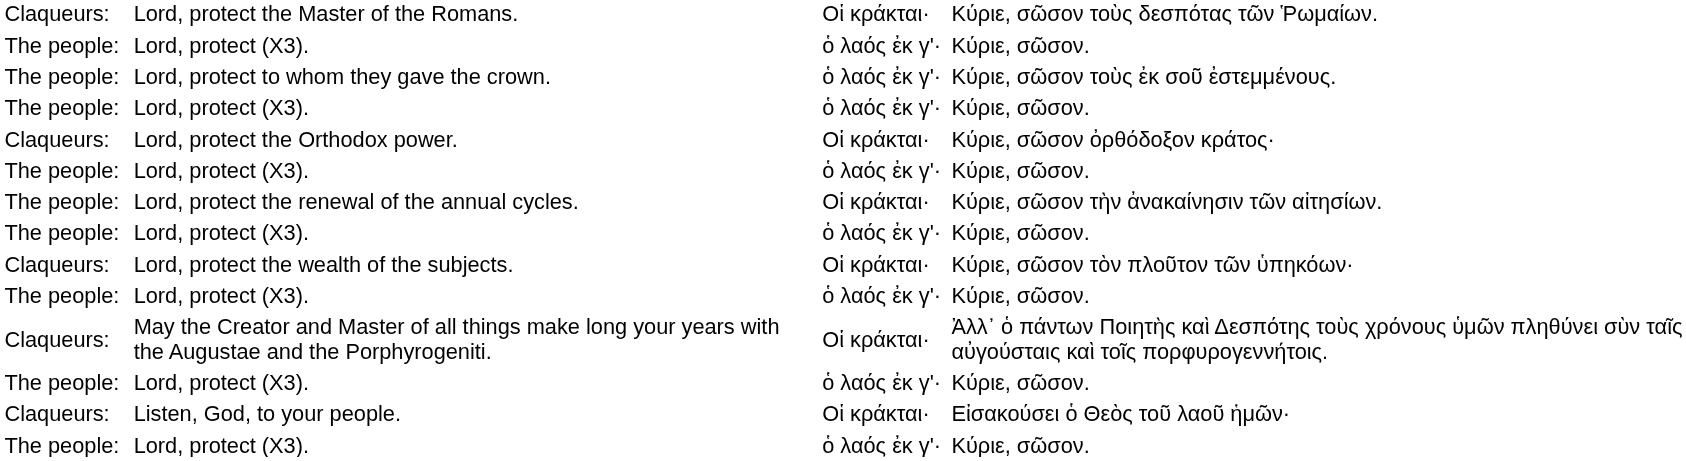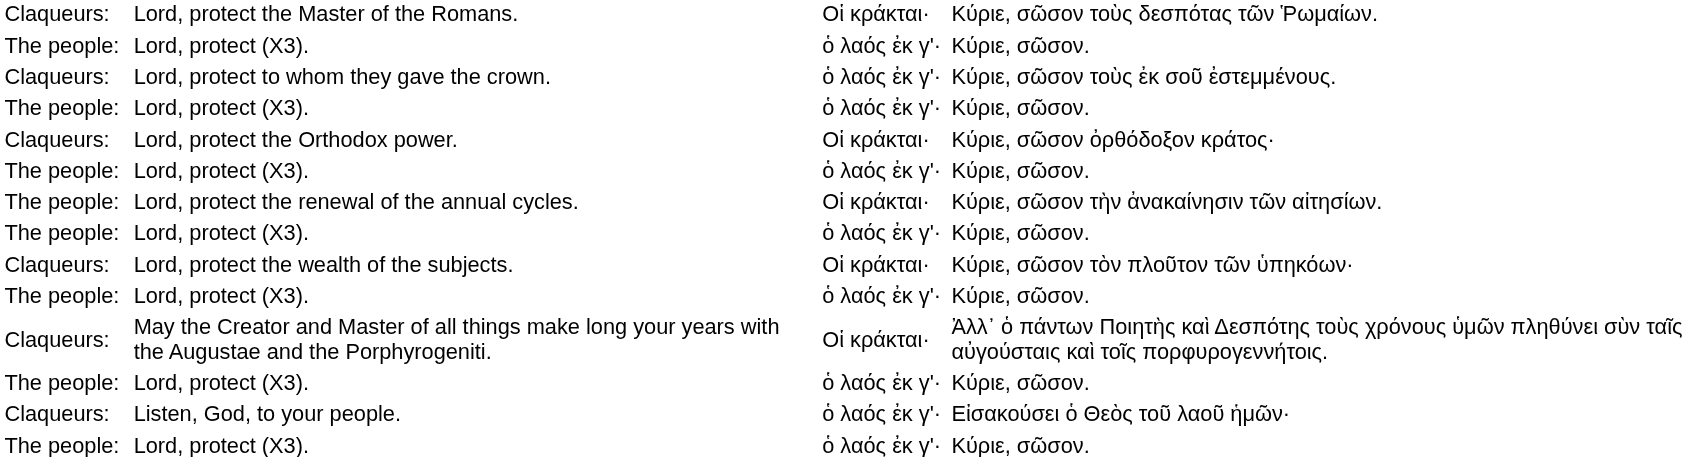(62, 77) The people: -> (57, 77) Claqueurs:
(876, 414) Οἱ κράκται· -> (882, 414) ὁ λαός ἐκ γ'·
